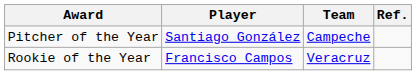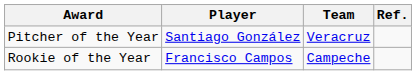(339, 37) Campeche -> (339, 37) Veracruz
(339, 59) Veracruz -> (339, 59) Campeche
